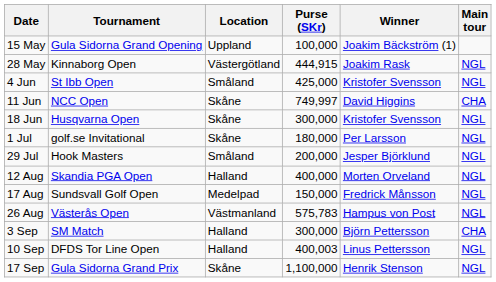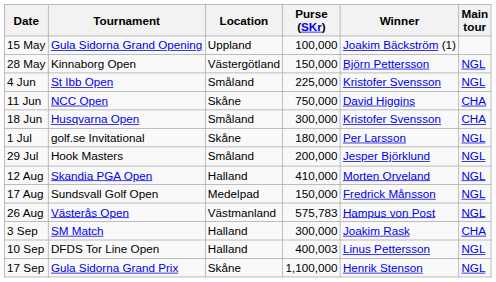(316, 64) 444,915 -> (316, 64) 150,000
(376, 64) Joakim Rask -> (386, 64) Björn Pettersson
(316, 83) 425,000 -> (316, 83) 225,000
(316, 101) 749,997 -> (316, 101) 750,000
(224, 120) Skåne -> (231, 120) Småland
(473, 120) NGL -> (474, 120) CHA
(316, 175) 400,000 -> (316, 175) 410,000
(386, 231) Björn Pettersson -> (376, 231) Joakim Rask
